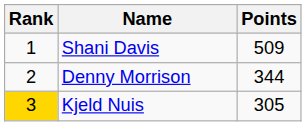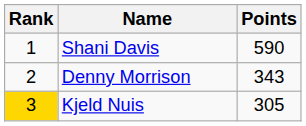(269, 47) 509 -> (269, 47) 590
(269, 76) 344 -> (269, 76) 343
